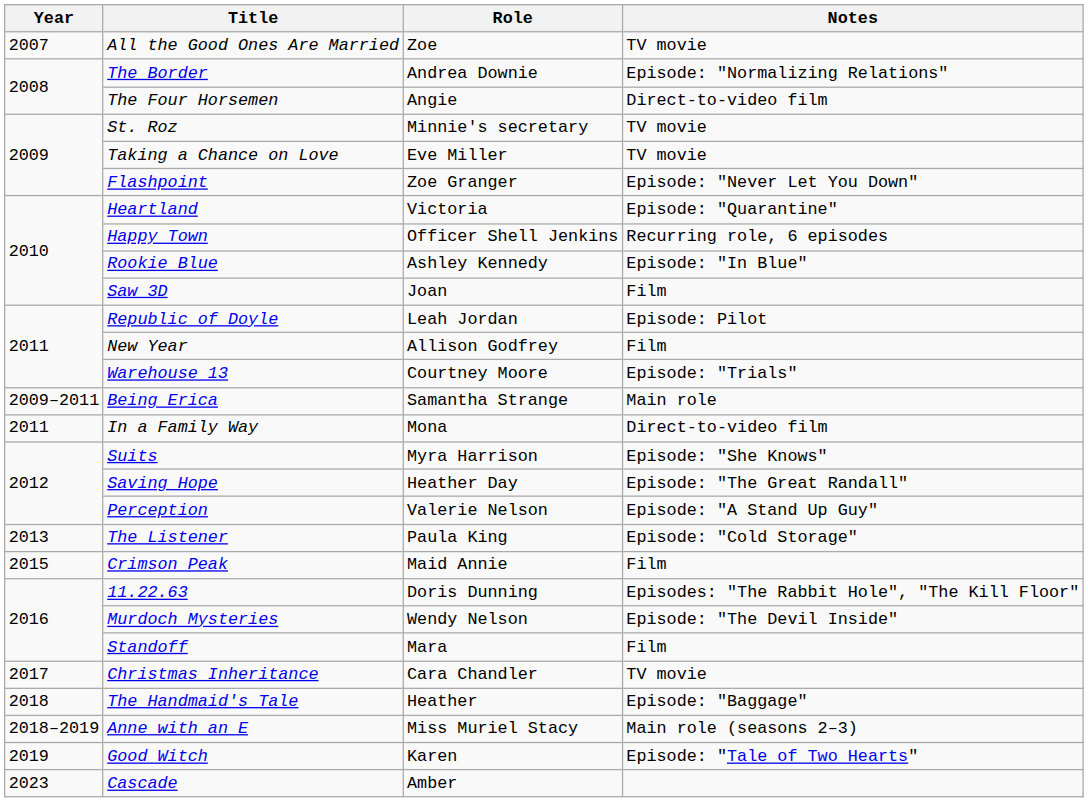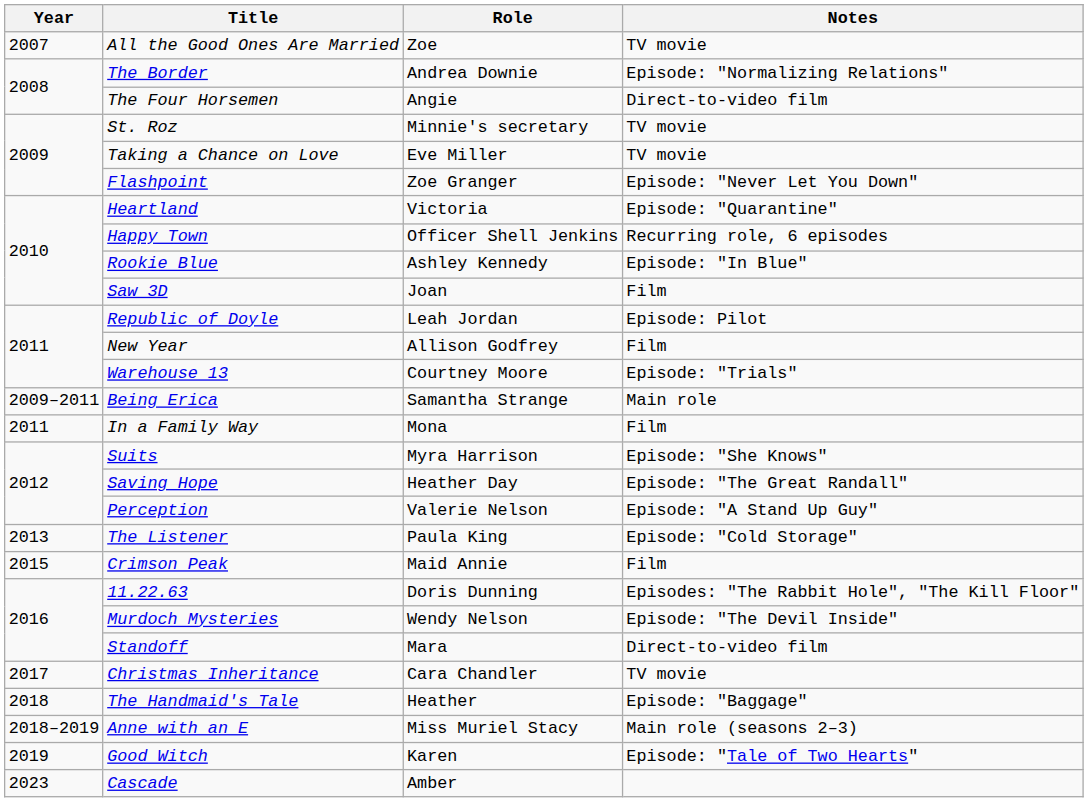(727, 428) Direct-to-video film -> (647, 428) Film
(647, 647) Film -> (727, 647) Direct-to-video film
